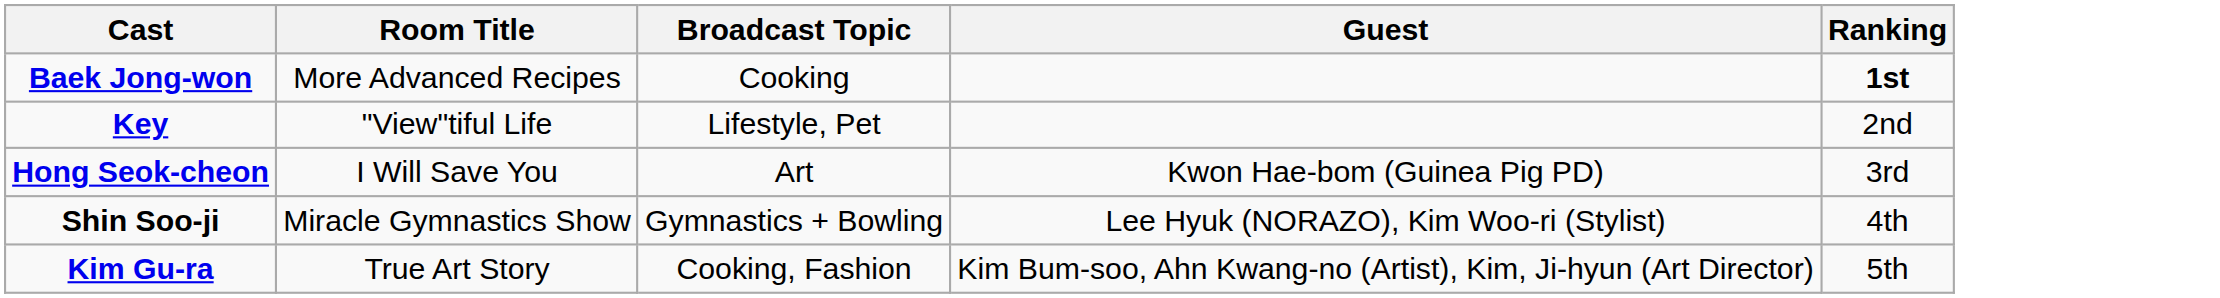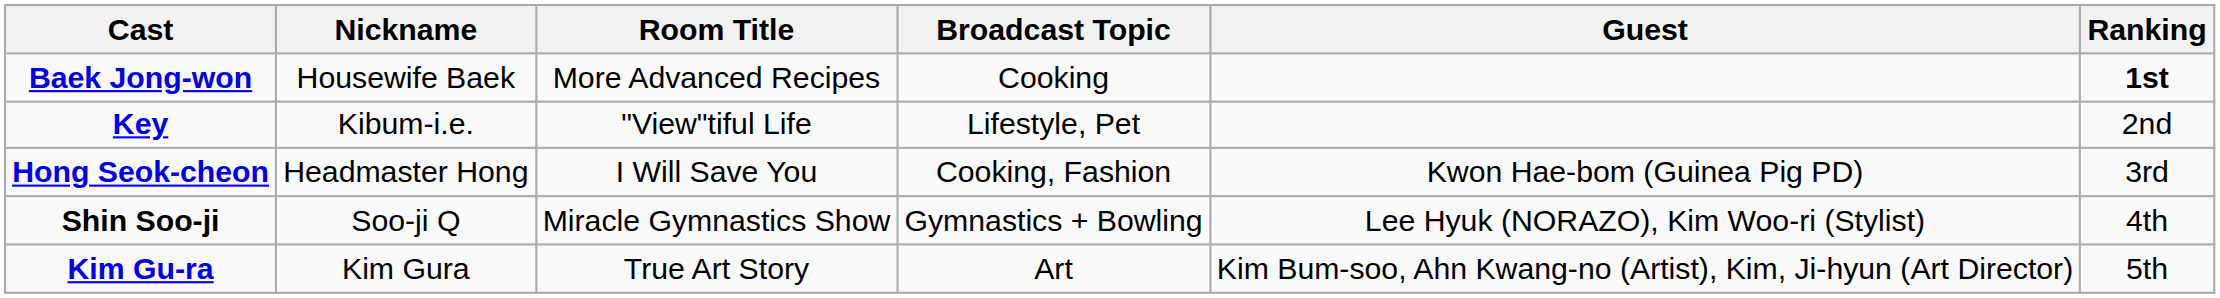+ column: (406, 29)
(794, 173) Art -> (1054, 173) Cooking, Fashion
(794, 268) Cooking, Fashion -> (1054, 268) Art
